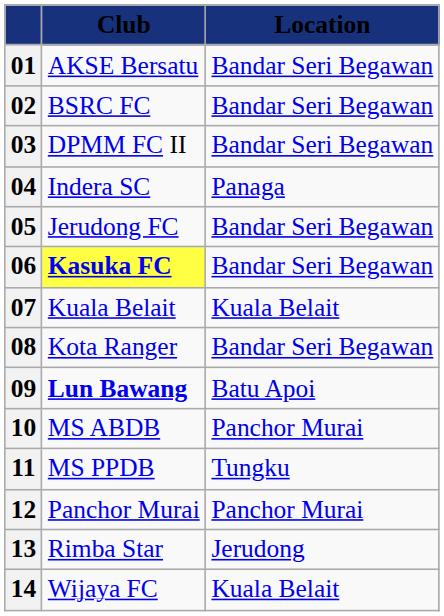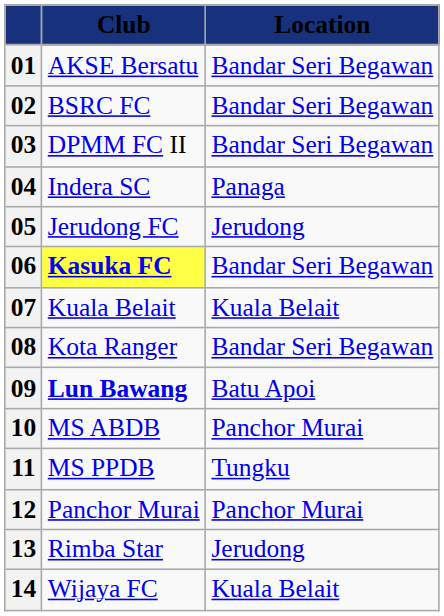(322, 226) Bandar Seri Begawan -> (258, 226) Jerudong
